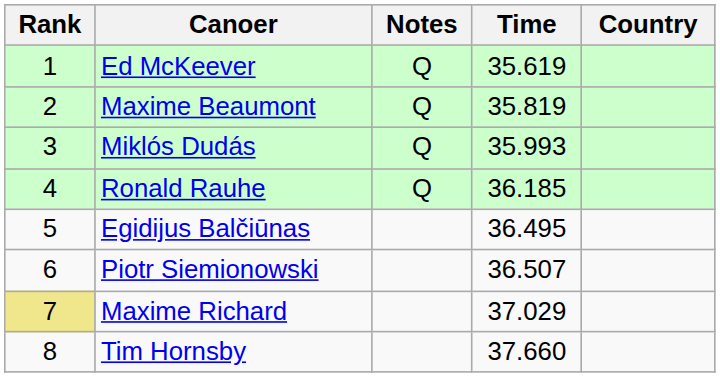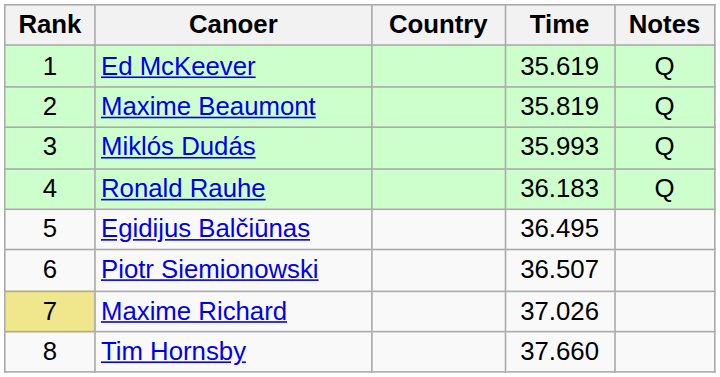columns swapped: (648, 24) <-> (422, 24)
(527, 188) 36.185 -> (560, 188) 36.183
(527, 310) 37.029 -> (560, 310) 37.026
